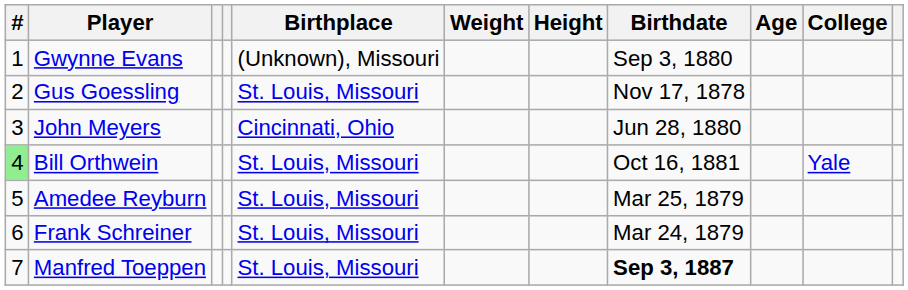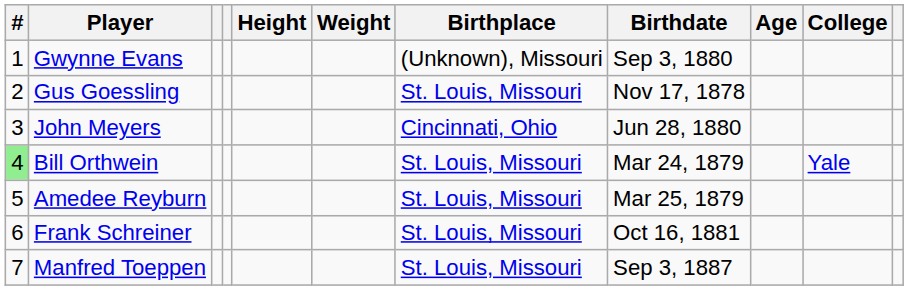columns swapped: (568, 23) <-> (339, 23)
(677, 163) Oct 16, 1881 -> (678, 163) Mar 24, 1879
(678, 233) Mar 24, 1879 -> (677, 233) Oct 16, 1881
(673, 268) bold -> (673, 268) normal
